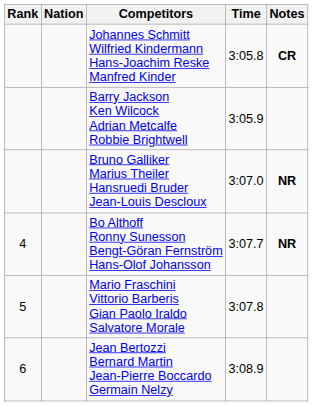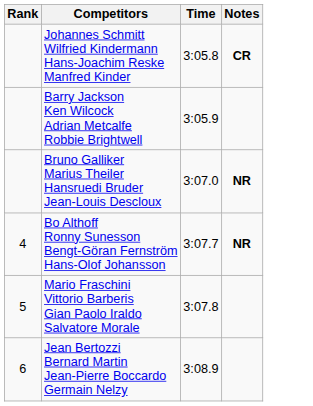- column: (64, 14)
